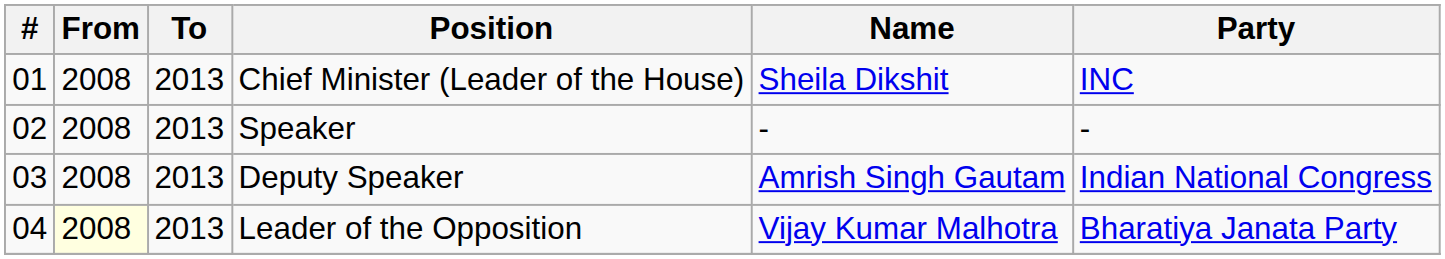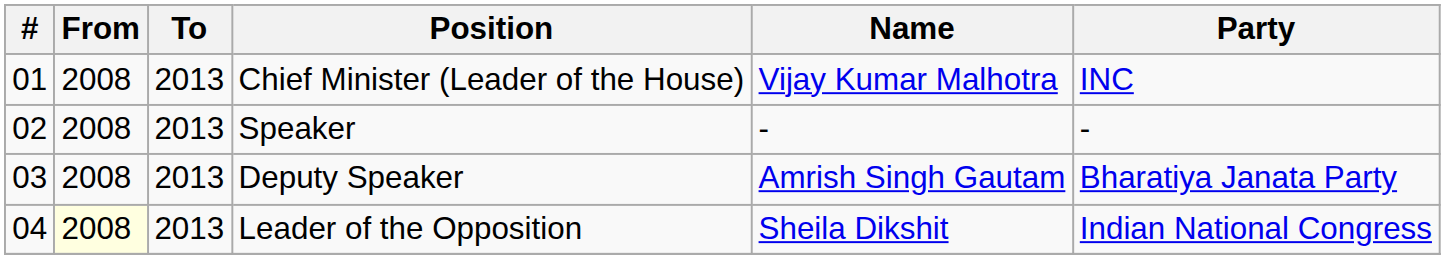(854, 79) Sheila Dikshit -> (908, 79) Vijay Kumar Malhotra
(1256, 178) Indian National Congress -> (1238, 178) Bharatiya Janata Party
(908, 228) Vijay Kumar Malhotra -> (854, 228) Sheila Dikshit
(1238, 228) Bharatiya Janata Party -> (1256, 228) Indian National Congress
